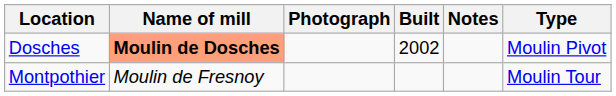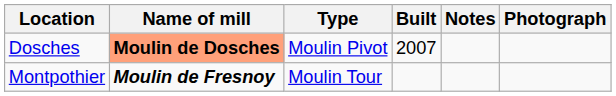columns swapped: (557, 18) <-> (339, 18)
(419, 47) 2002 -> (416, 47) 2007
(189, 76) normal -> (194, 76) bold
